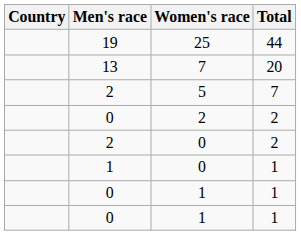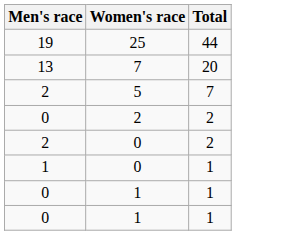- column: (37, 17)
